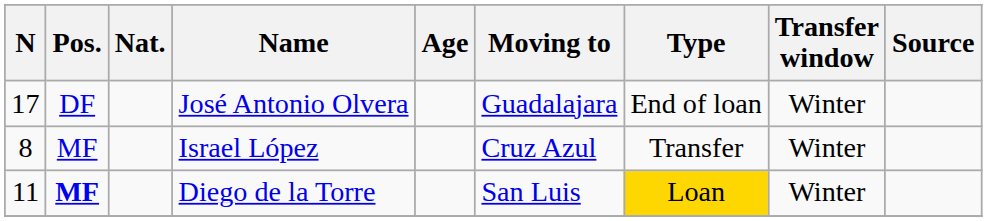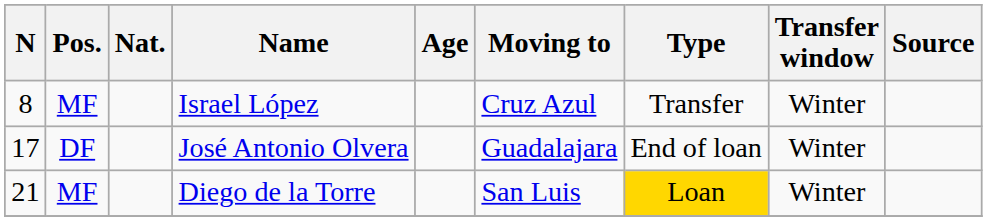rows swapped: (249, 147) <-> (294, 103)
(25, 192) 11 -> (25, 192) 21
(77, 192) bold -> (77, 192) normal
